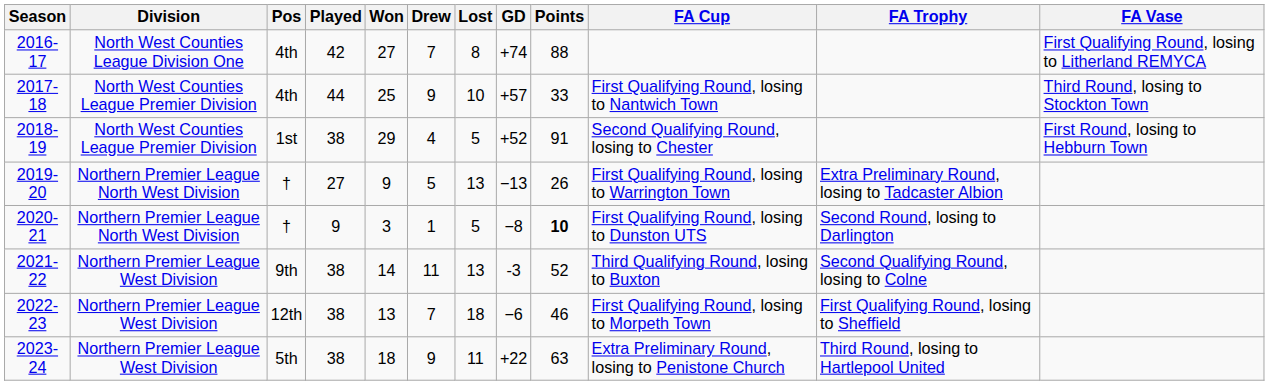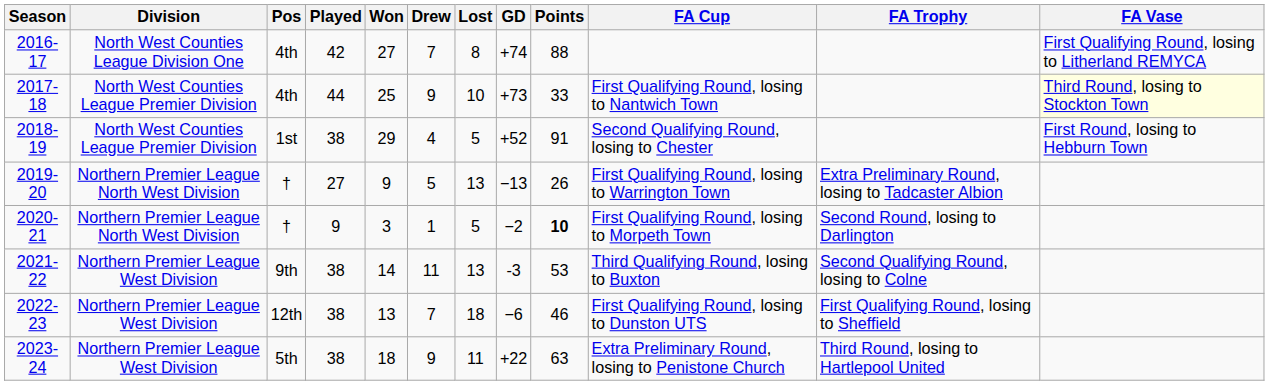(514, 95) +57 -> (514, 95) +73
(1123, 95) no background -> (1123, 95) lightyellow background
(514, 227) −8 -> (514, 227) −2
(697, 227) First Qualifying Round, losing to Dunston UTS -> (697, 227) First Qualifying Round, losing to Morpeth Town
(559, 271) 52 -> (559, 271) 53
(697, 314) First Qualifying Round, losing to Morpeth Town -> (697, 314) First Qualifying Round, losing to Dunston UTS
